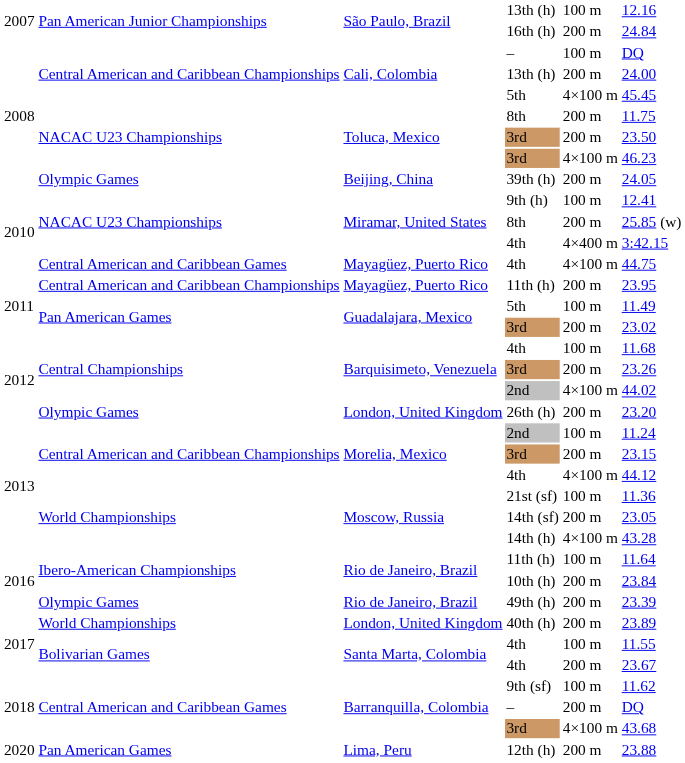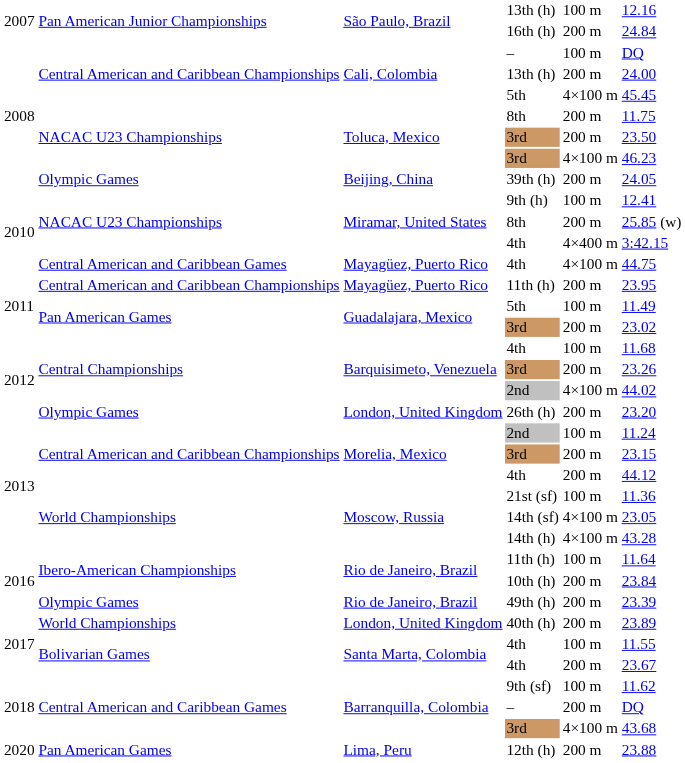(590, 475) 4×100 m -> (582, 475) 200 m
(582, 517) 200 m -> (590, 517) 4×100 m
